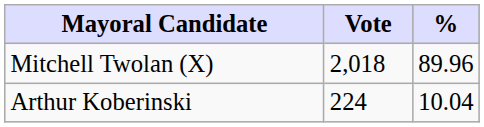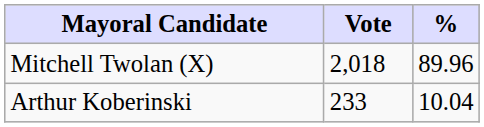(348, 102) 224 -> (348, 102) 233
